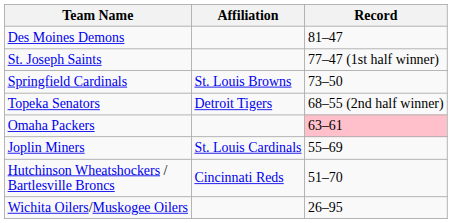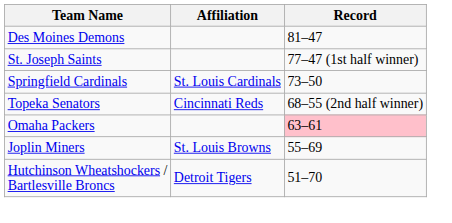(243, 81) St. Louis Browns -> (227, 81) St. Louis Cardinals
(233, 103) Detroit Tigers -> (219, 103) Cincinnati Reds
(248, 147) St. Louis Cardinals -> (222, 147) St. Louis Browns
(239, 177) Cincinnati Reds -> (213, 177) Detroit Tigers
- row: (98, 207)
